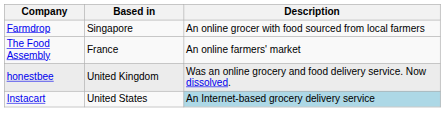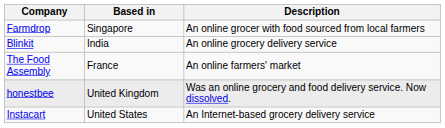+ row: (20, 44)
(280, 99) lightblue background -> (280, 115) no background
